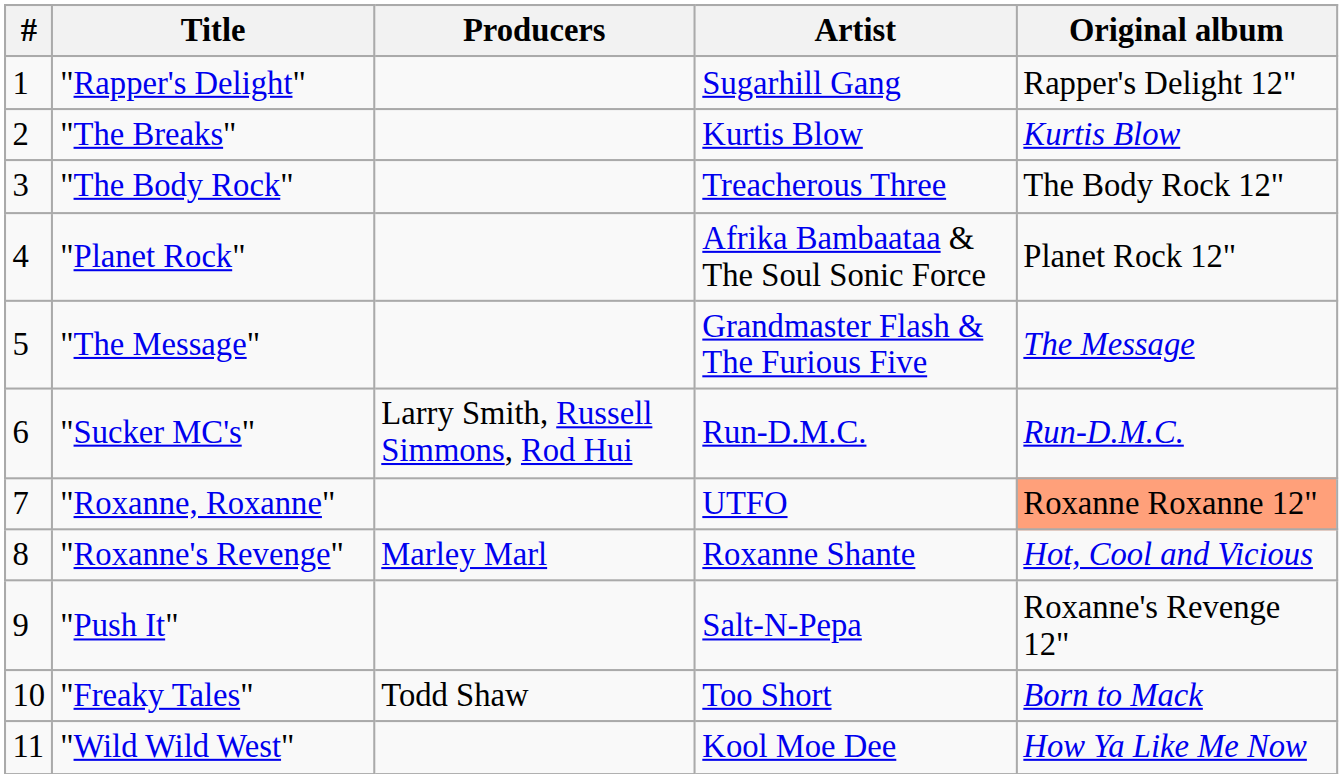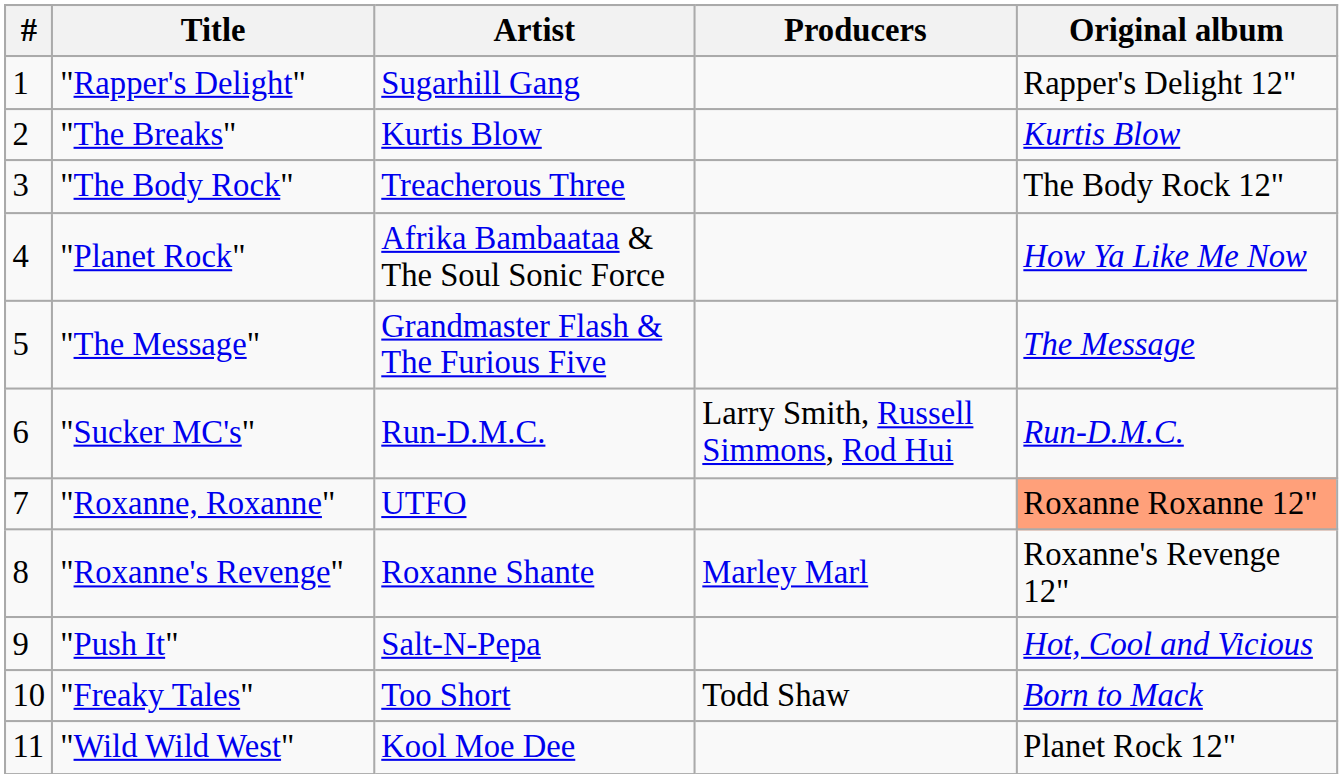columns swapped: (855, 30) <-> (534, 30)
(1130, 255) Planet Rock 12" -> (1165, 255) How Ya Like Me Now
(1168, 554) Hot, Cool and Vicious -> (1152, 573) Roxanne's Revenge 12"
(1152, 624) Roxanne's Revenge 12" -> (1168, 643) Hot, Cool and Vicious
(1165, 746) How Ya Like Me Now -> (1130, 746) Planet Rock 12"
